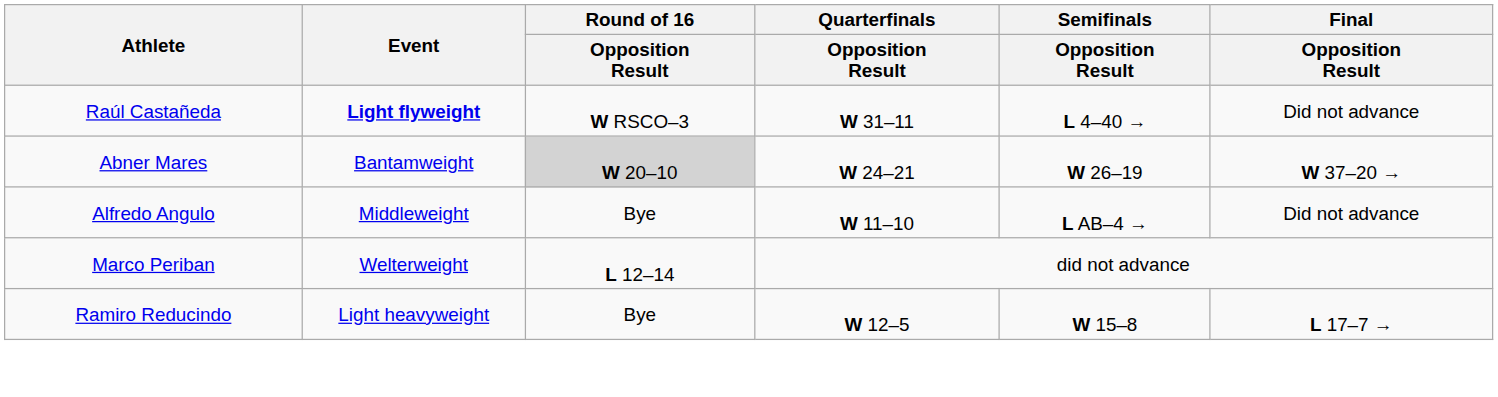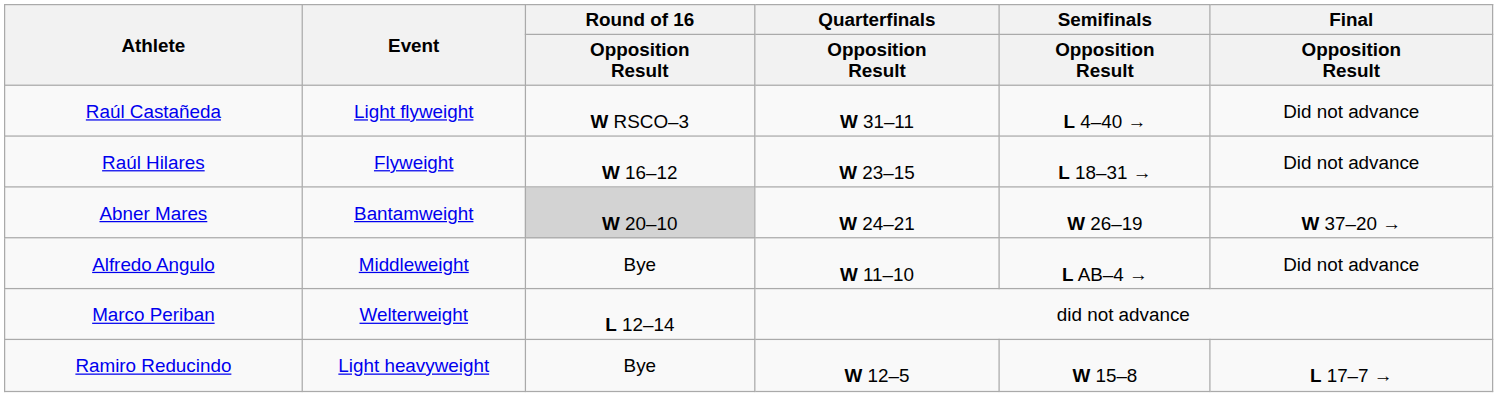(414, 111) bold -> (414, 111) normal
+ row: (153, 162)
